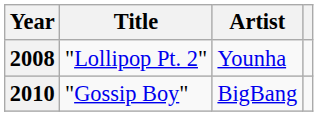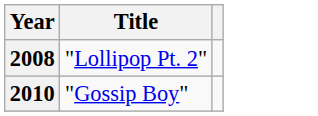- column: (257, 22)
